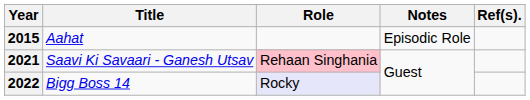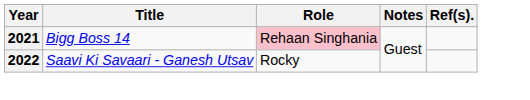- row: (24, 38)
(150, 60) Saavi Ki Savaari - Ganesh Utsav -> (88, 38) Bigg Boss 14
(88, 83) Bigg Boss 14 -> (150, 60) Saavi Ki Savaari - Ganesh Utsav
(280, 83) lavender background -> (280, 60) no background
